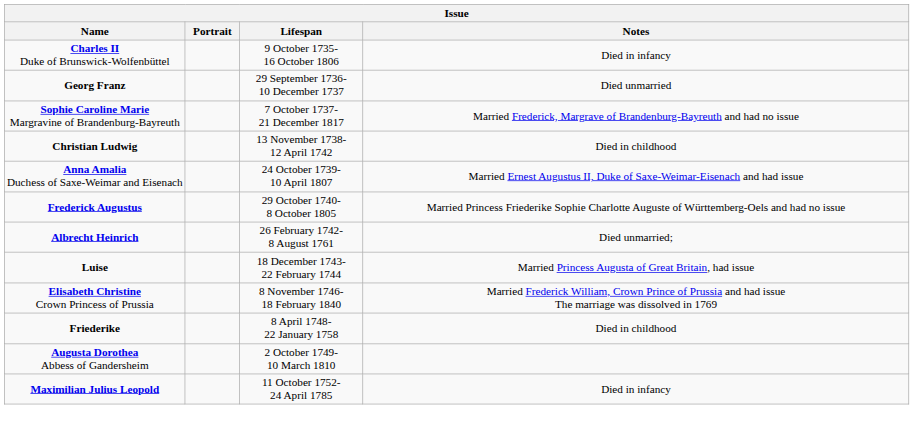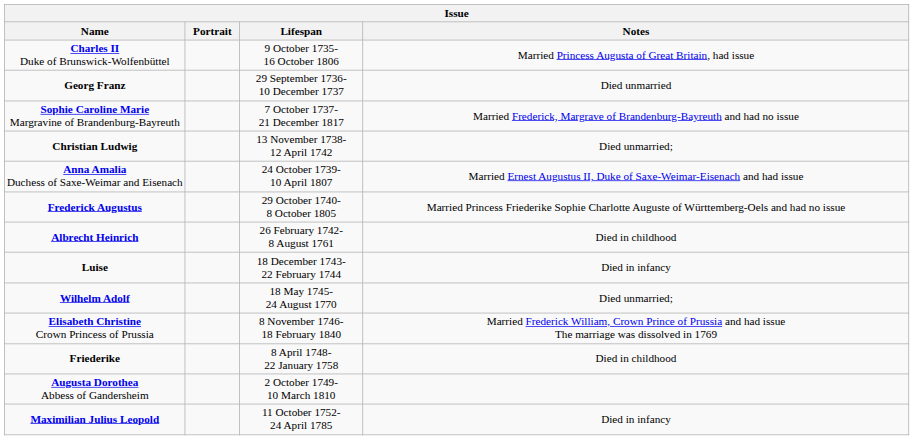(636, 55) Died in infancy -> (636, 55) Married Princess Augusta of Great Britain, had issue
(636, 146) Died in childhood -> (636, 146) Died unmarried;
(636, 237) Died unmarried; -> (636, 237) Died in childhood
(636, 267) Married Princess Augusta of Great Britain, had issue -> (636, 267) Died in infancy
+ row: (95, 298)
